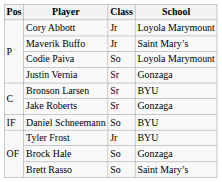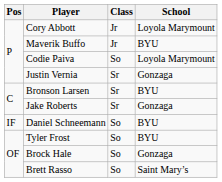(163, 43) Saint Mary’s -> (148, 43) BYU
(114, 138) Jr -> (115, 138) So
